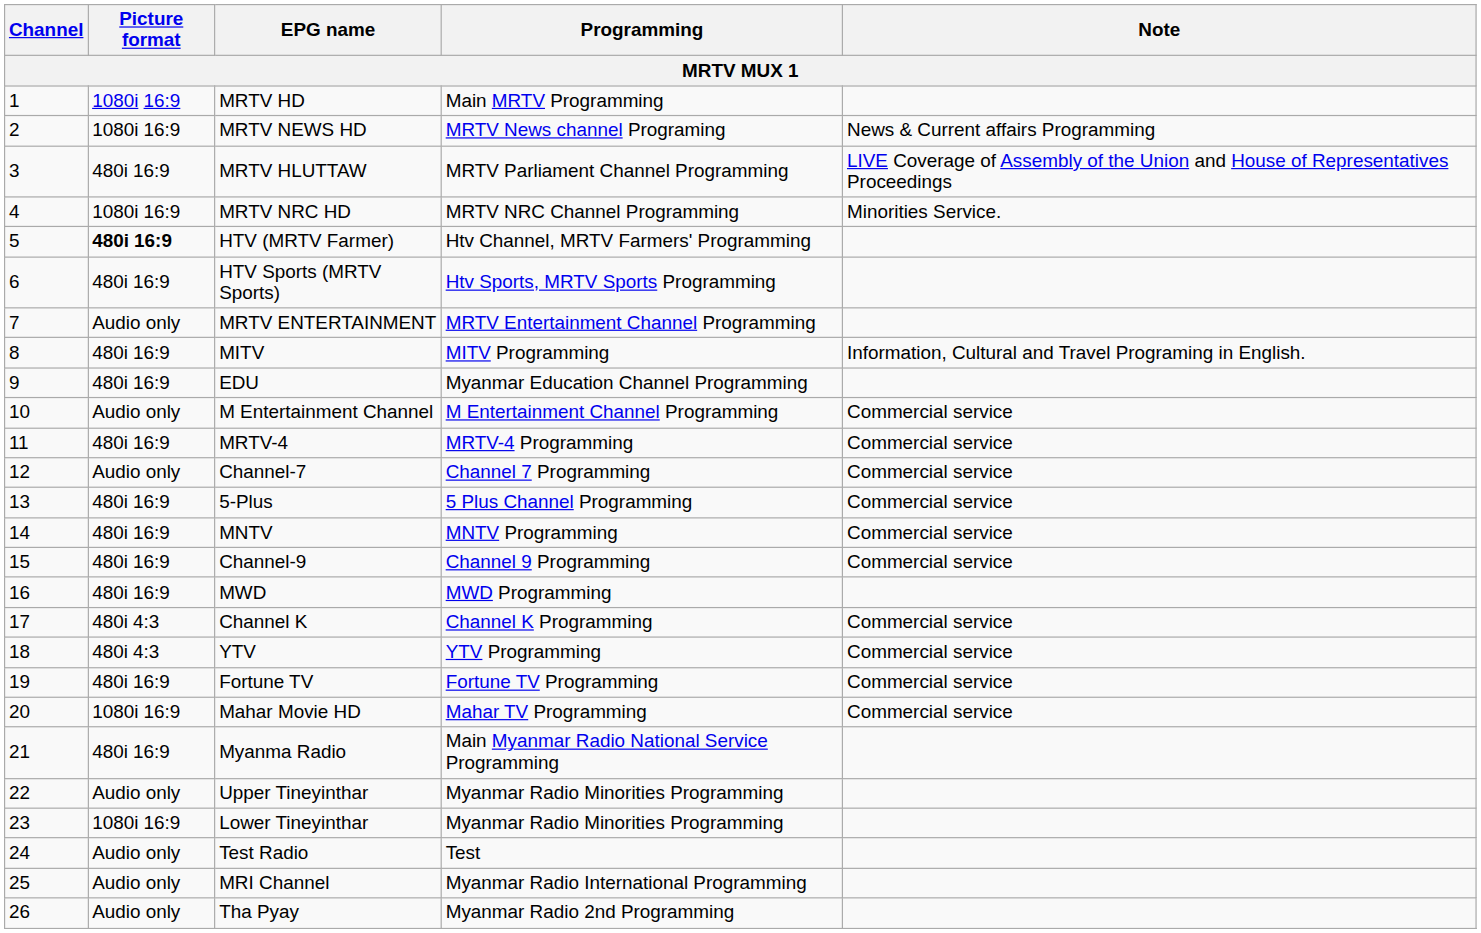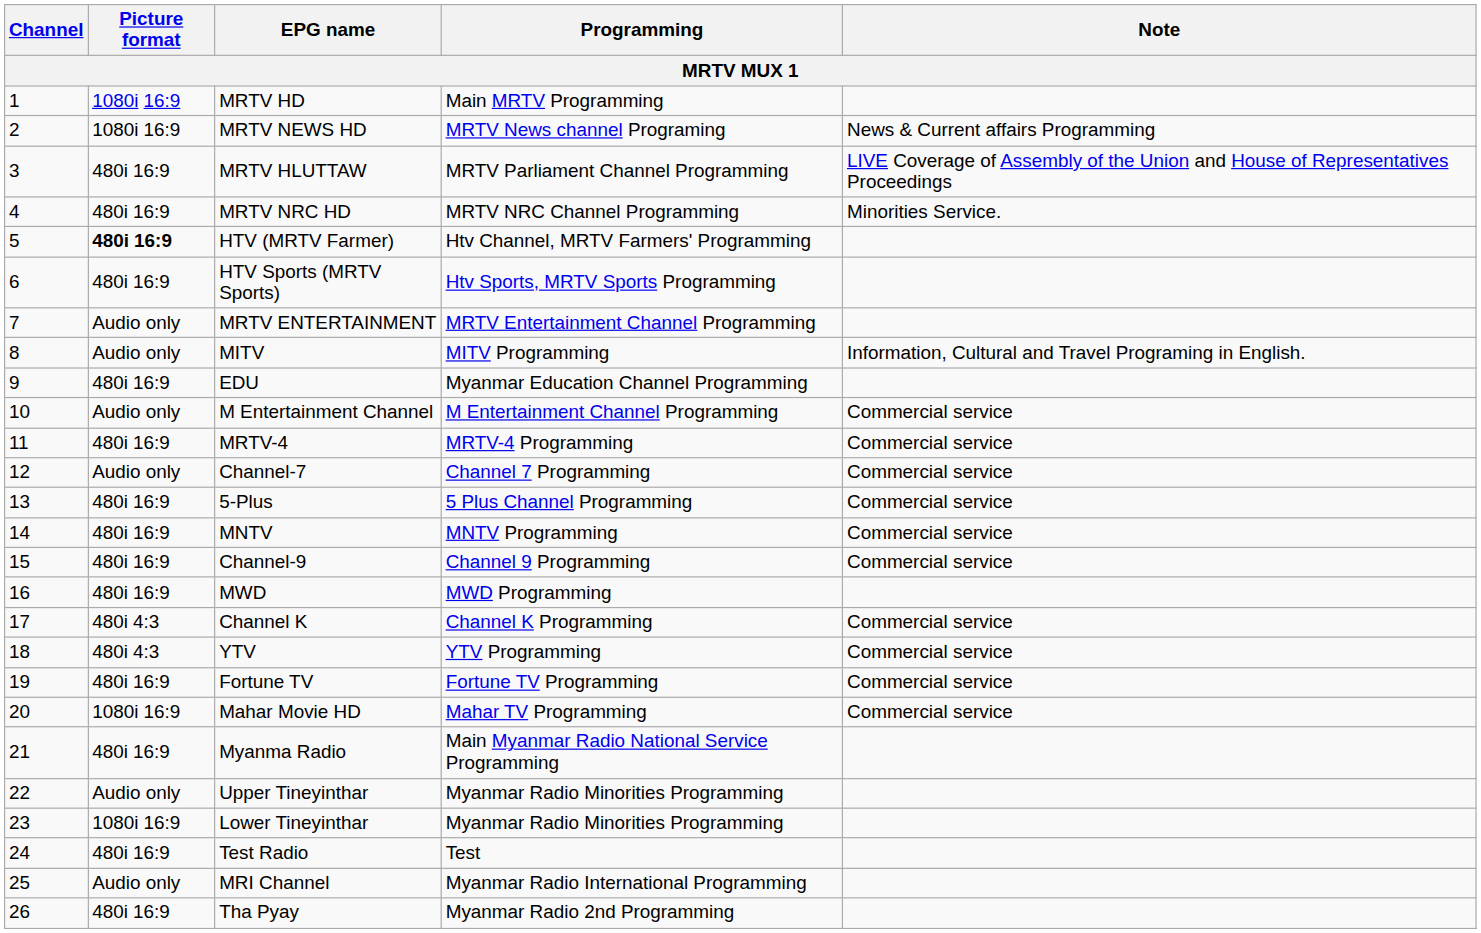(136, 211) 1080i 16:9 -> (131, 211) 480i 16:9
(131, 352) 480i 16:9 -> (136, 352) Audio only
(136, 852) Audio only -> (131, 852) 480i 16:9
(136, 912) Audio only -> (131, 912) 480i 16:9
